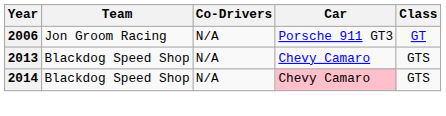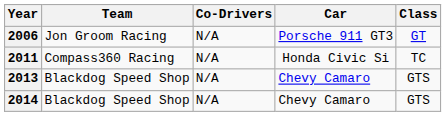+ row: (23, 58)
(324, 79) pink background -> (324, 101) no background
